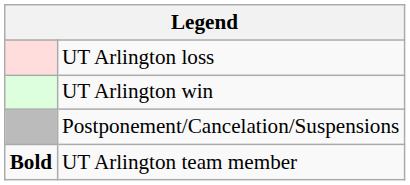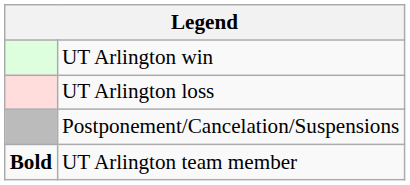rows swapped: (138, 92) <-> (138, 57)
